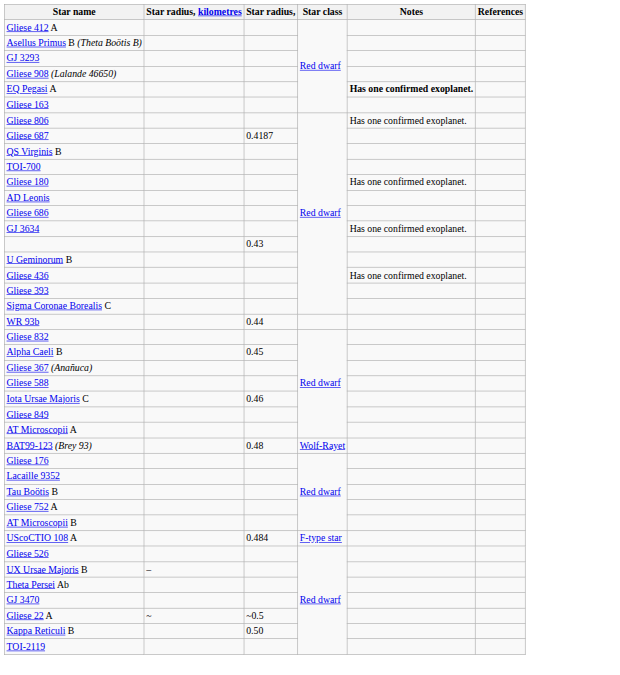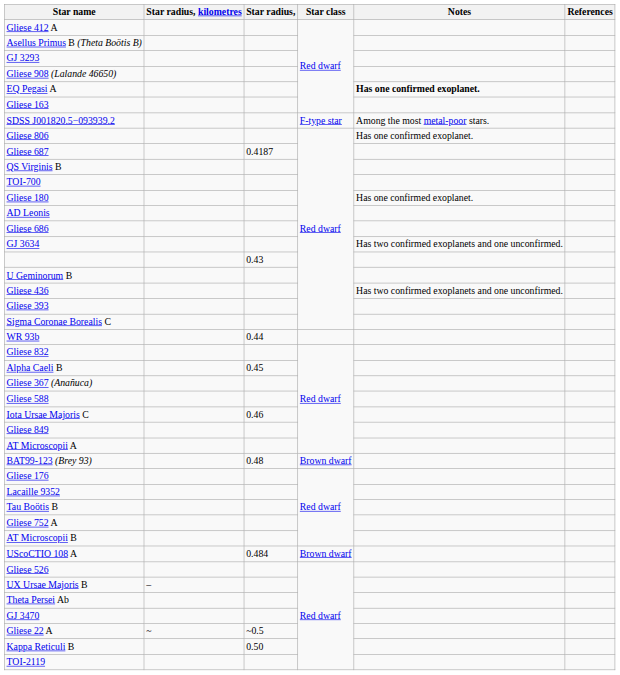+ row: (61, 120)
(408, 228) Has one confirmed exoplanet. -> (460, 244) Has two confirmed exoplanets and one unconfirmed.
(408, 275) Has one confirmed exoplanet. -> (460, 290) Has two confirmed exoplanets and one unconfirmed.
(322, 445) Wolf-Rayet -> (326, 461) Brown dwarf
(321, 538) F-type star -> (326, 553) Brown dwarf
